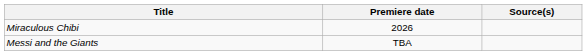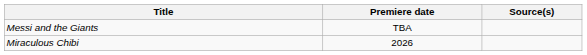rows swapped: (43, 27) <-> (52, 43)
